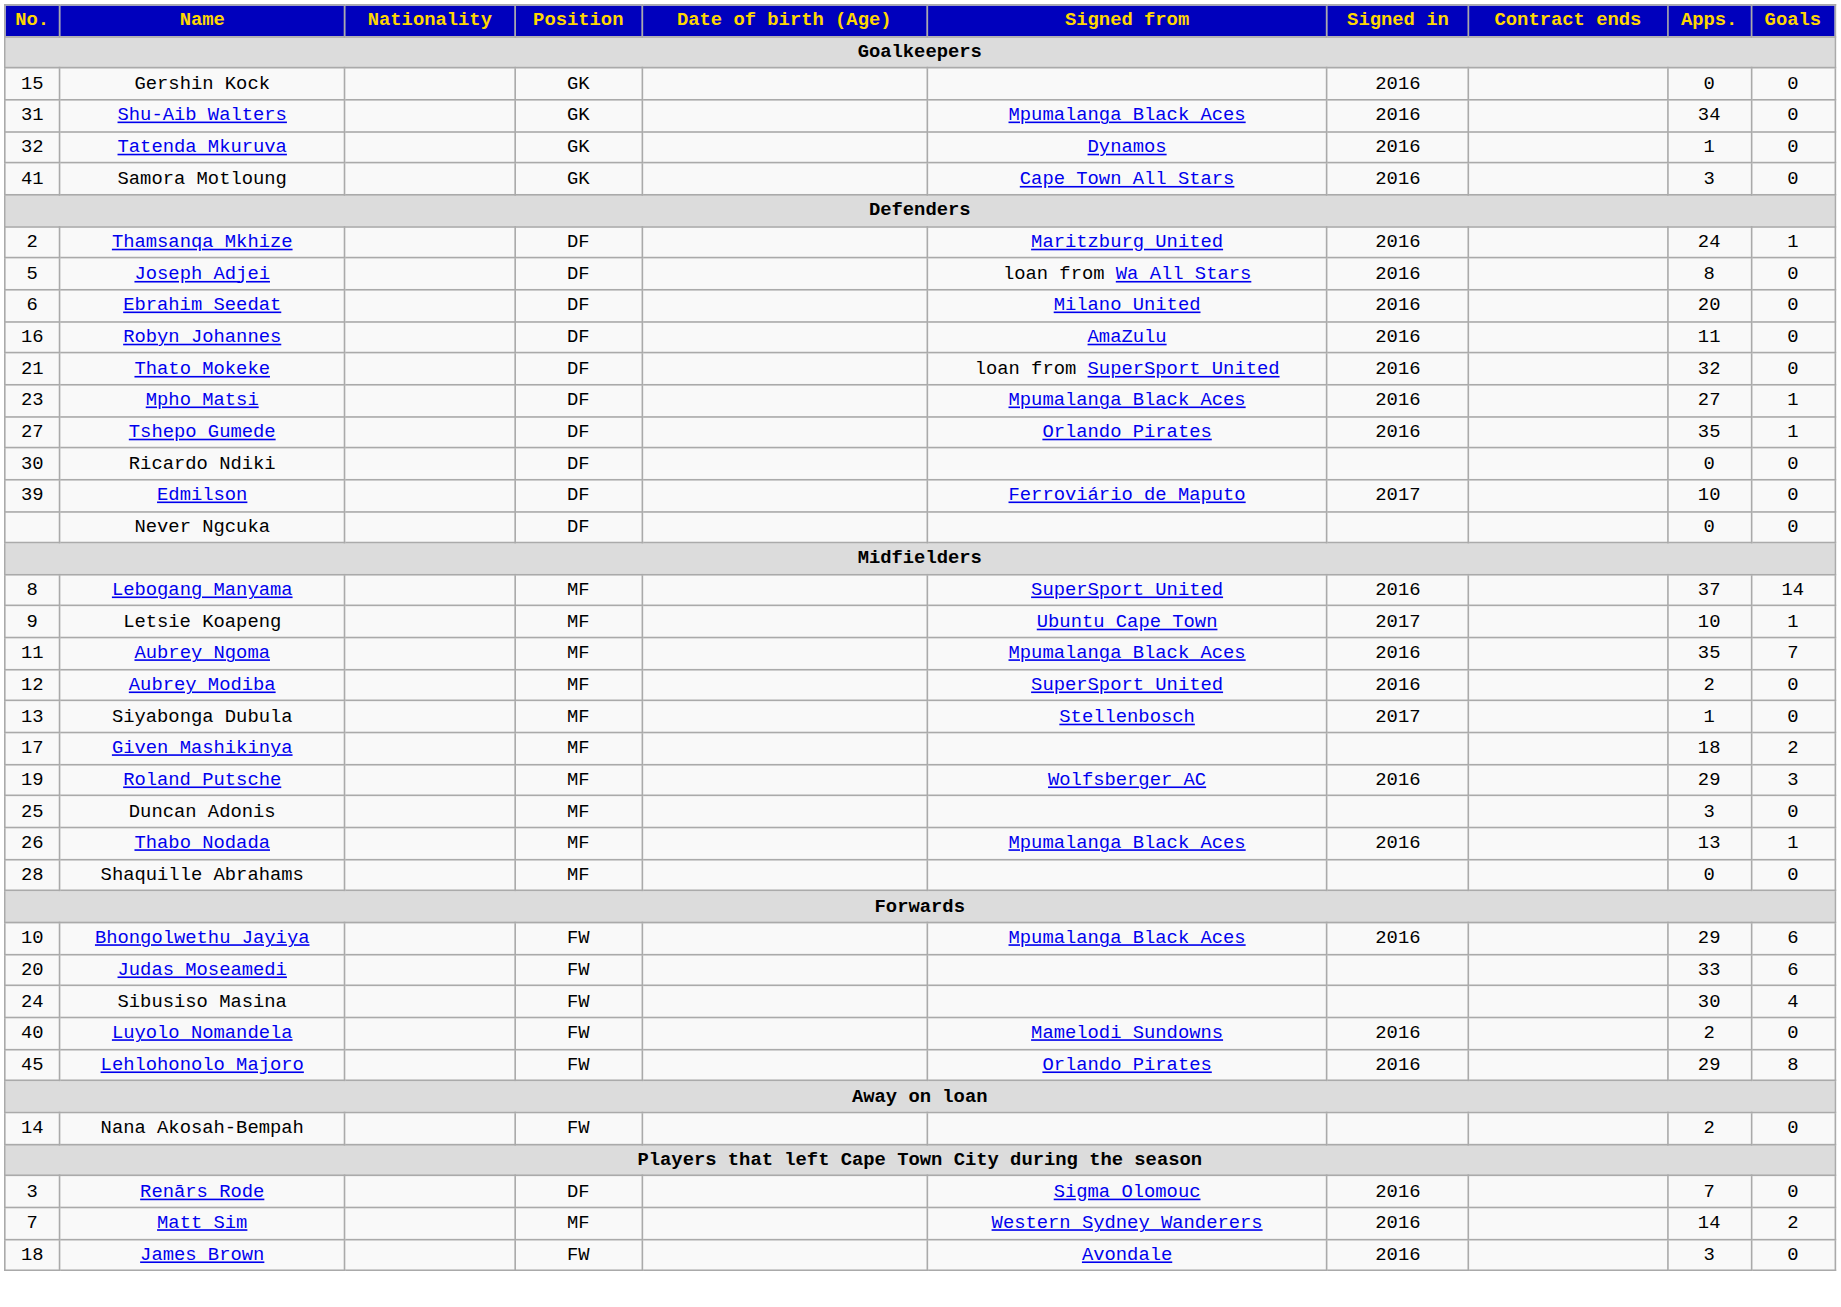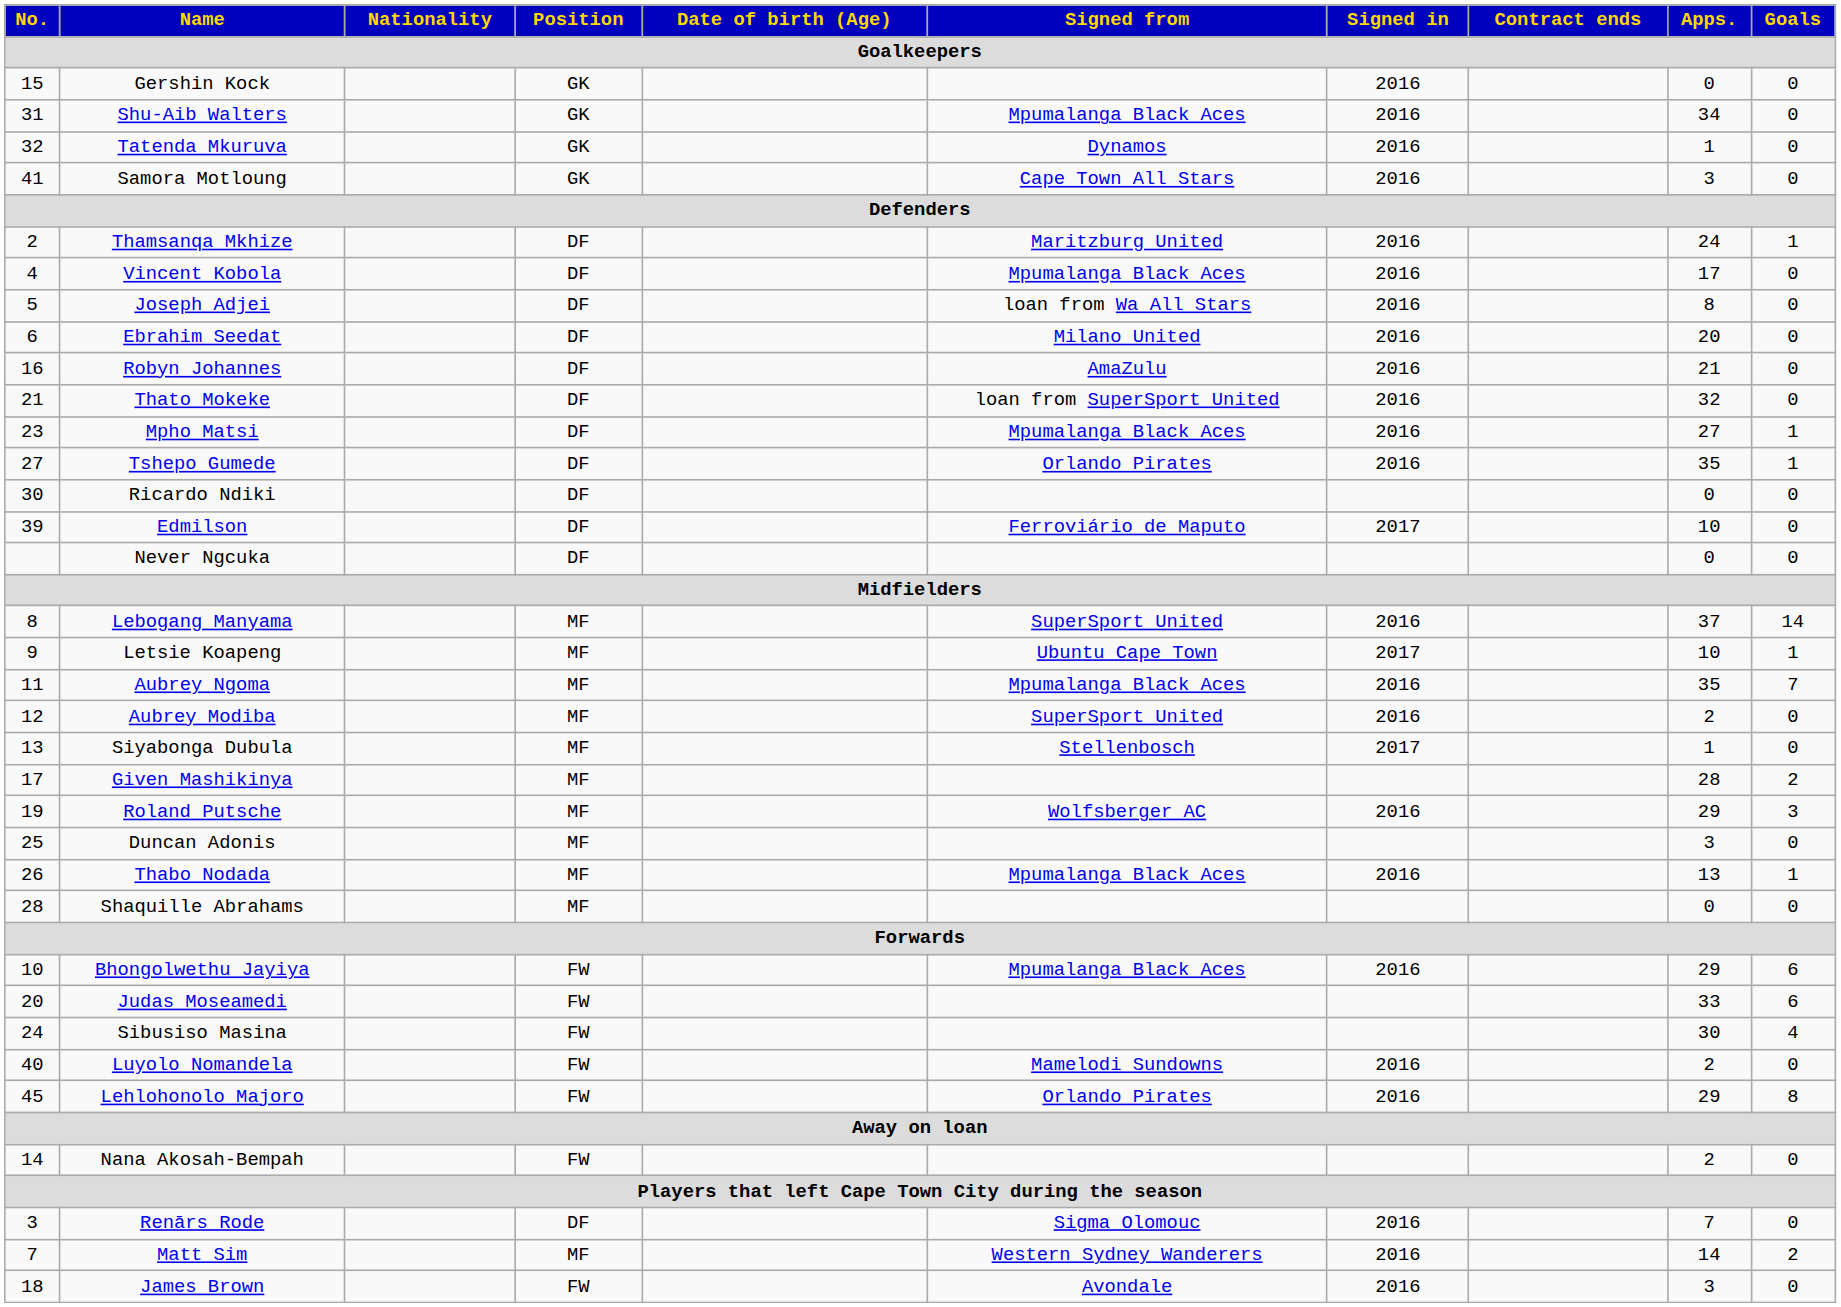+ row: (202, 273)
(1709, 337) 11 -> (1709, 368) 21
(1709, 748) 18 -> (1709, 780) 28
